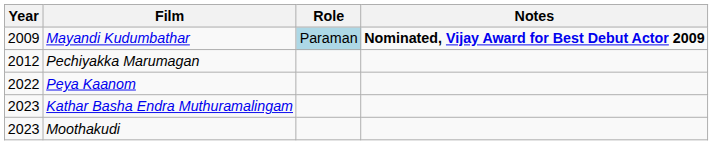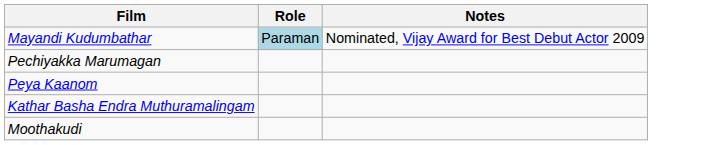- column: (24, 16)
(534, 39) bold -> (485, 39) normal
